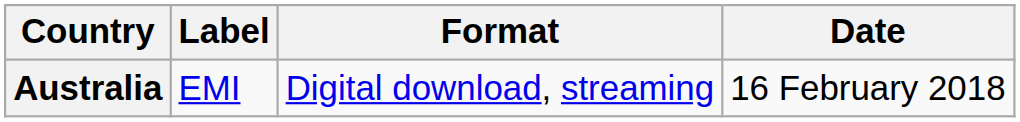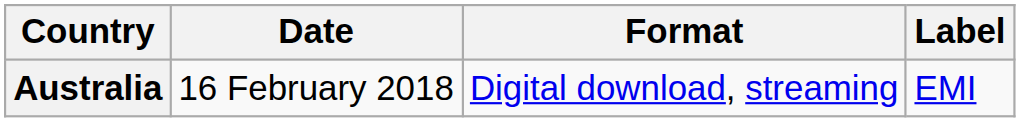columns swapped: (868, 32) <-> (224, 32)
